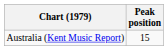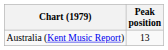(145, 38) 15 -> (145, 38) 13
